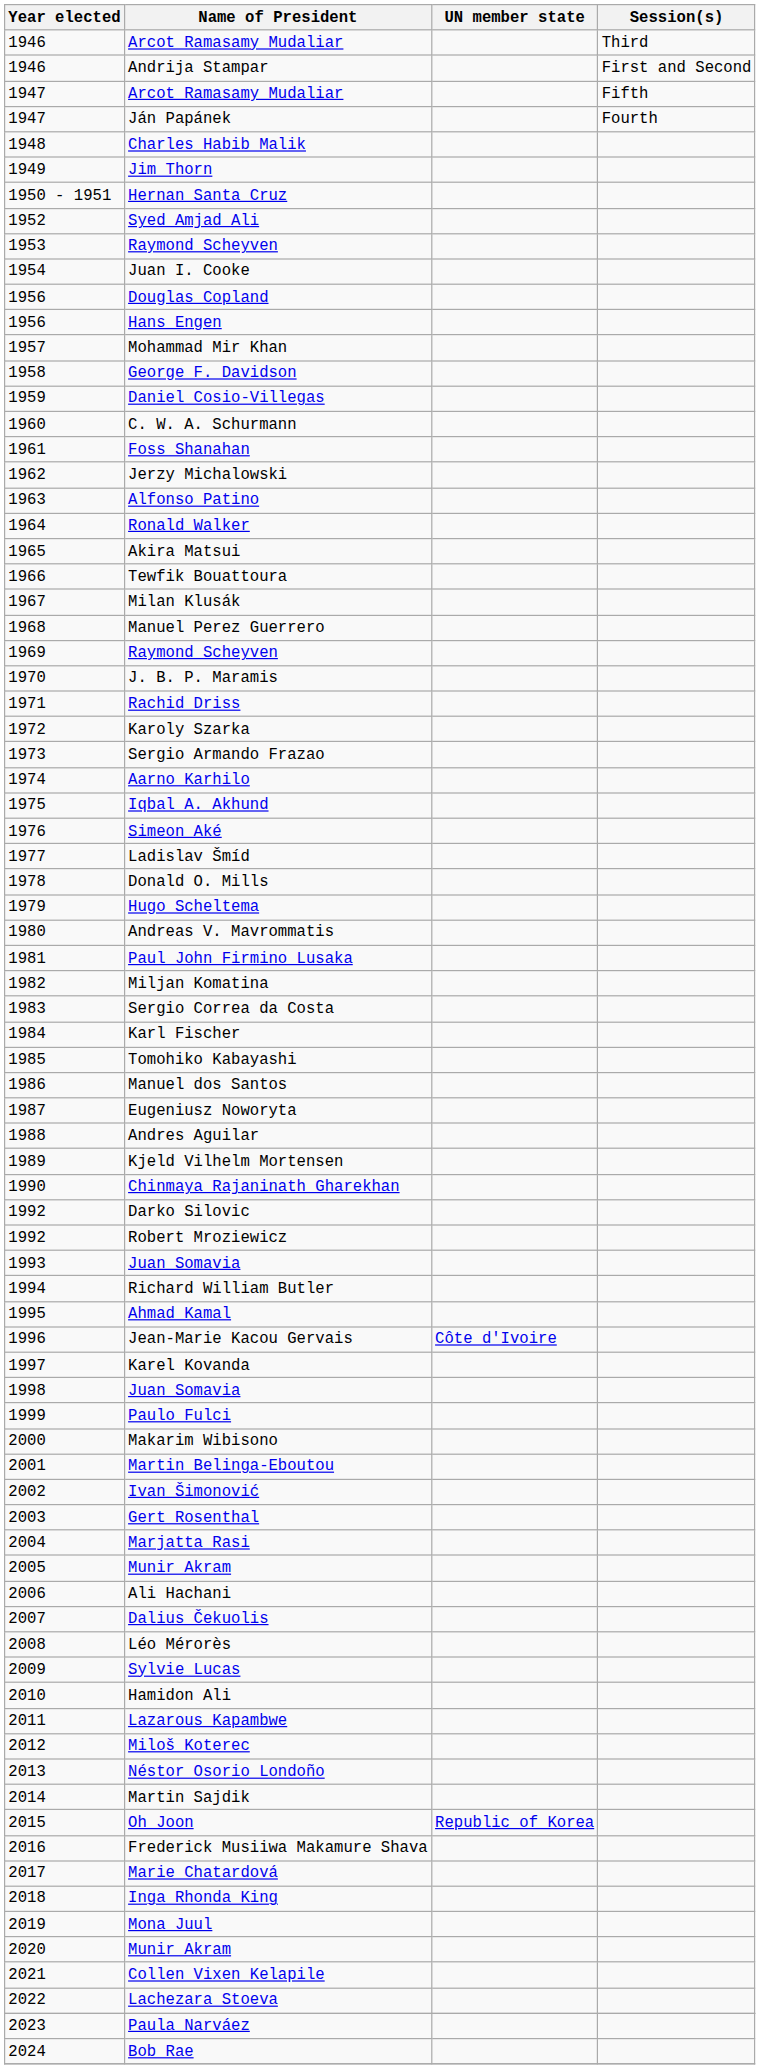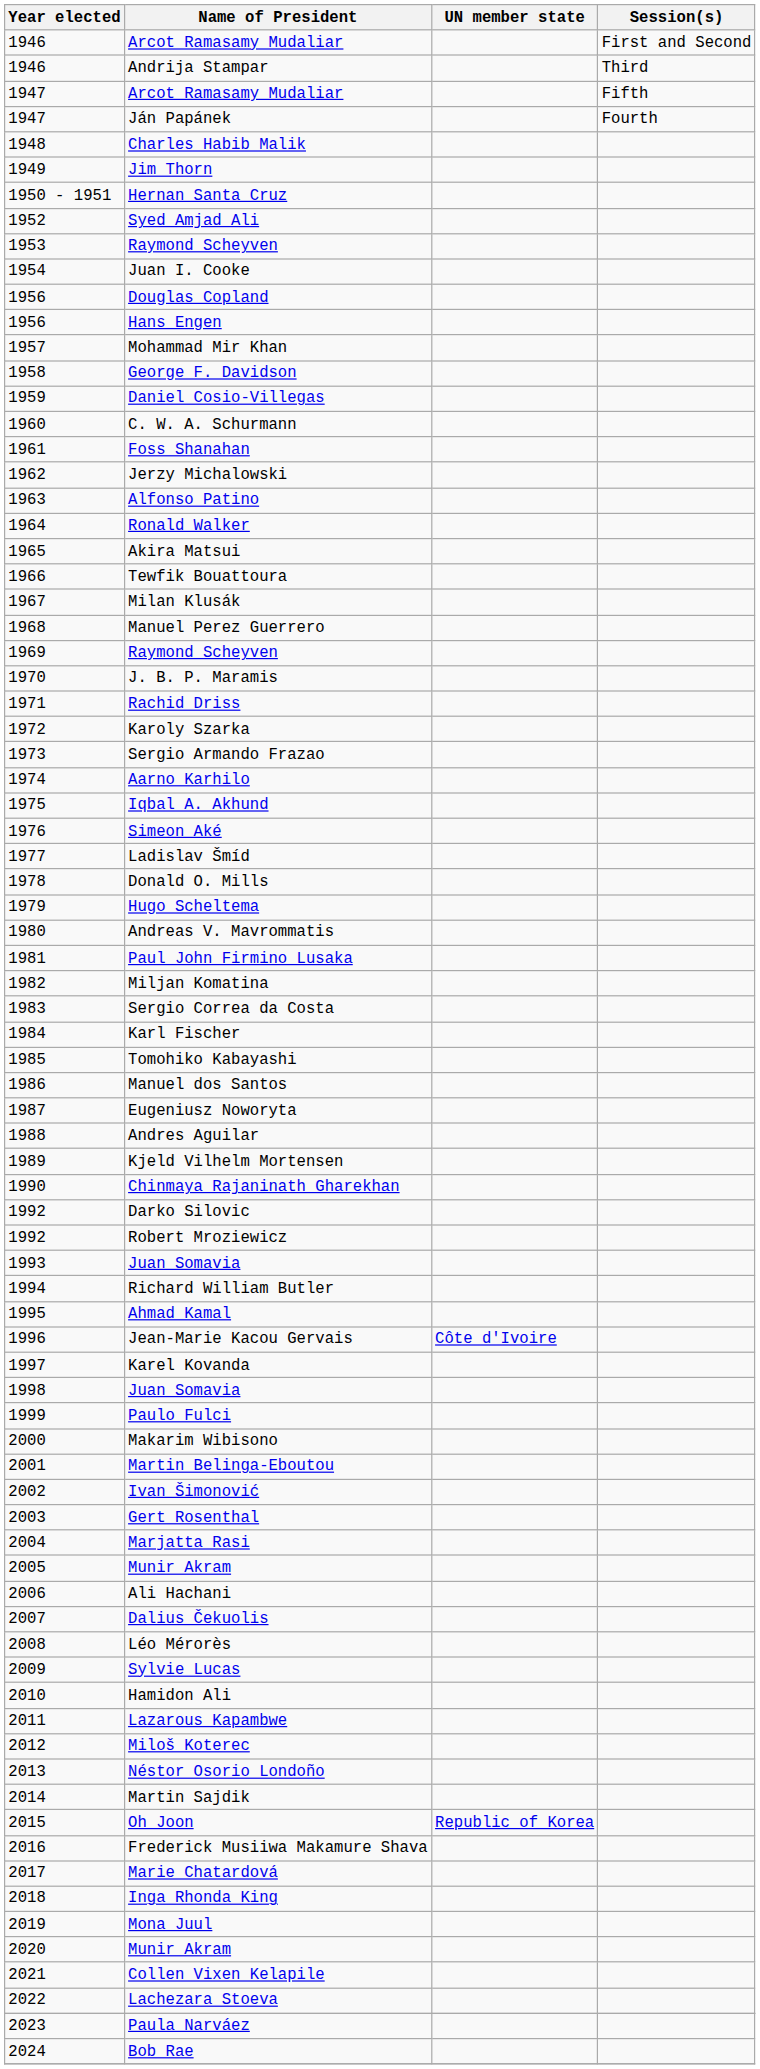(625, 43) Third -> (677, 43) First and Second
(677, 68) First and Second -> (625, 68) Third
